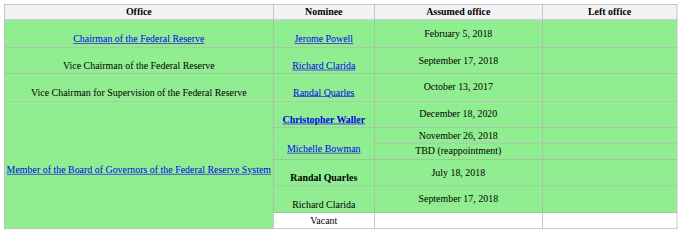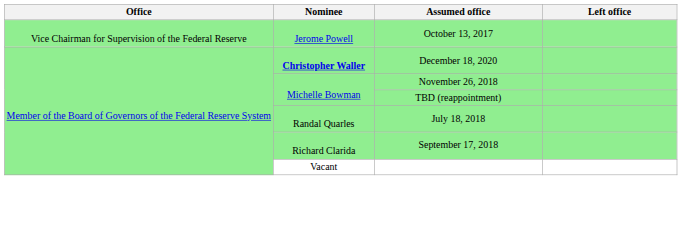- row: (139, 39)
- row: (139, 66)
(324, 93) Randal Quarles -> (324, 39) Jerome Powell
(324, 178) bold -> (324, 124) normal
